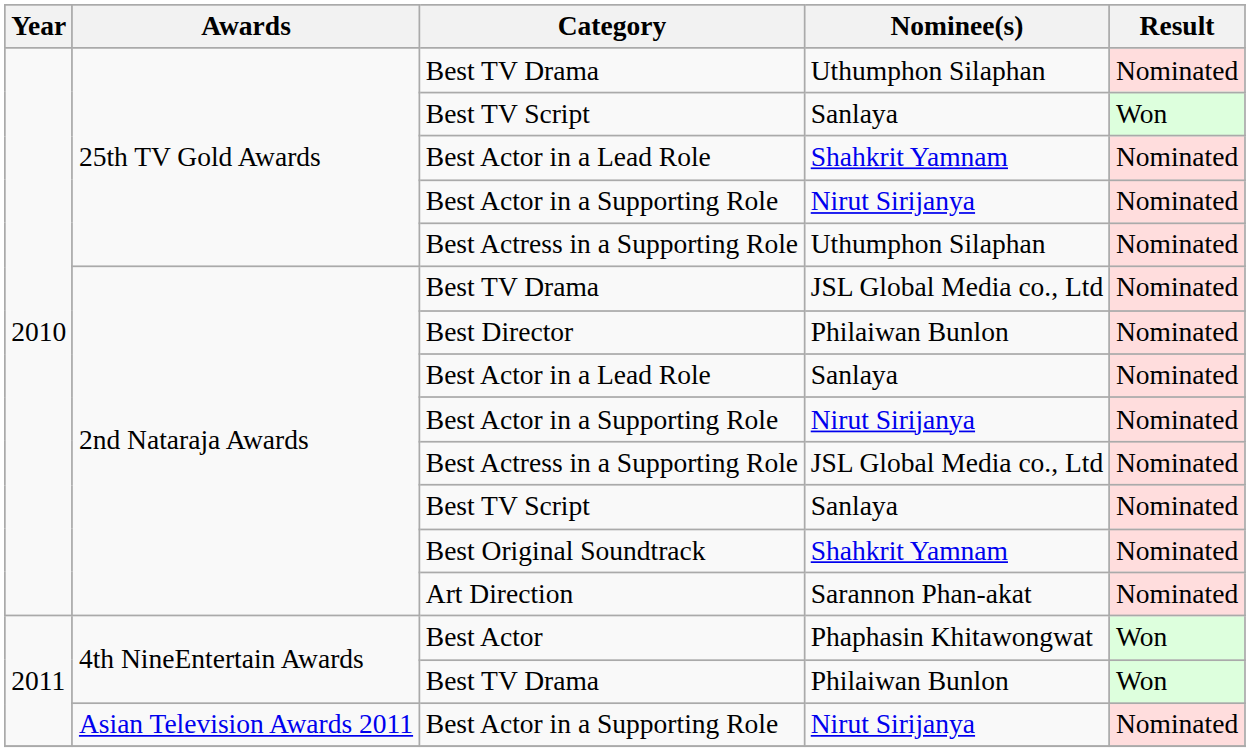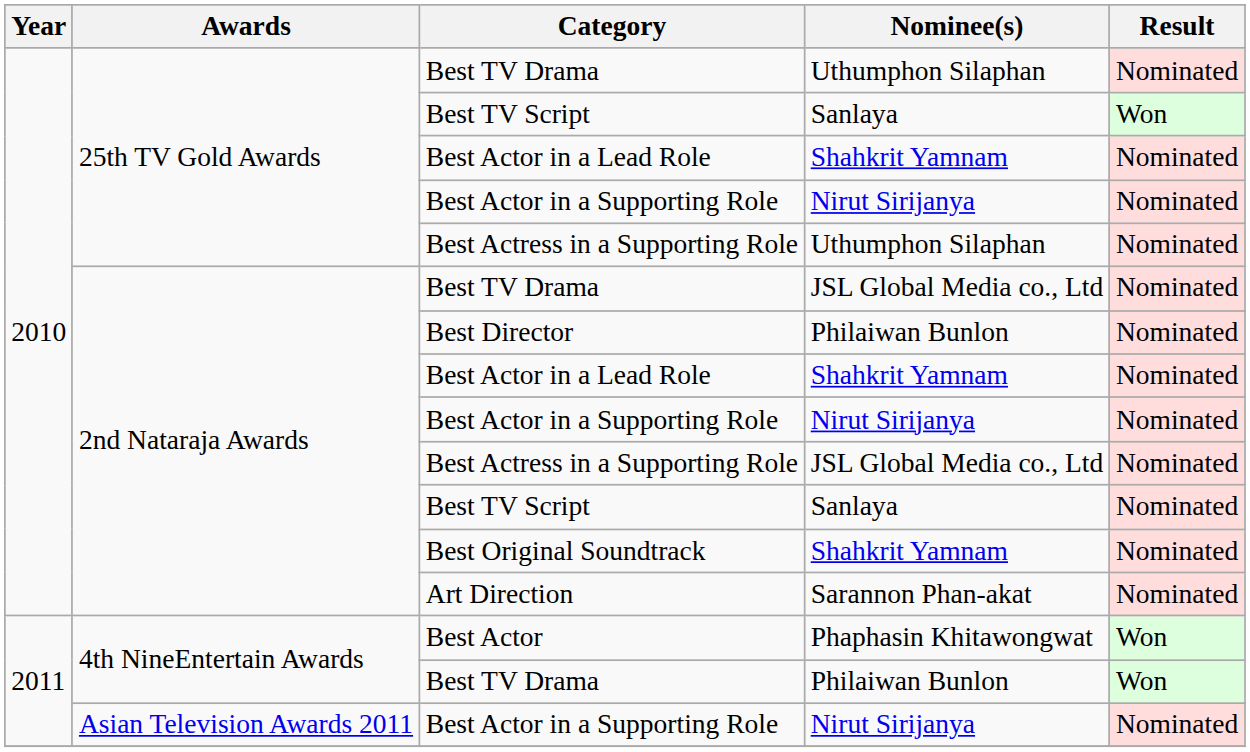(854, 375) Sanlaya -> (909, 375) Shahkrit Yamnam
